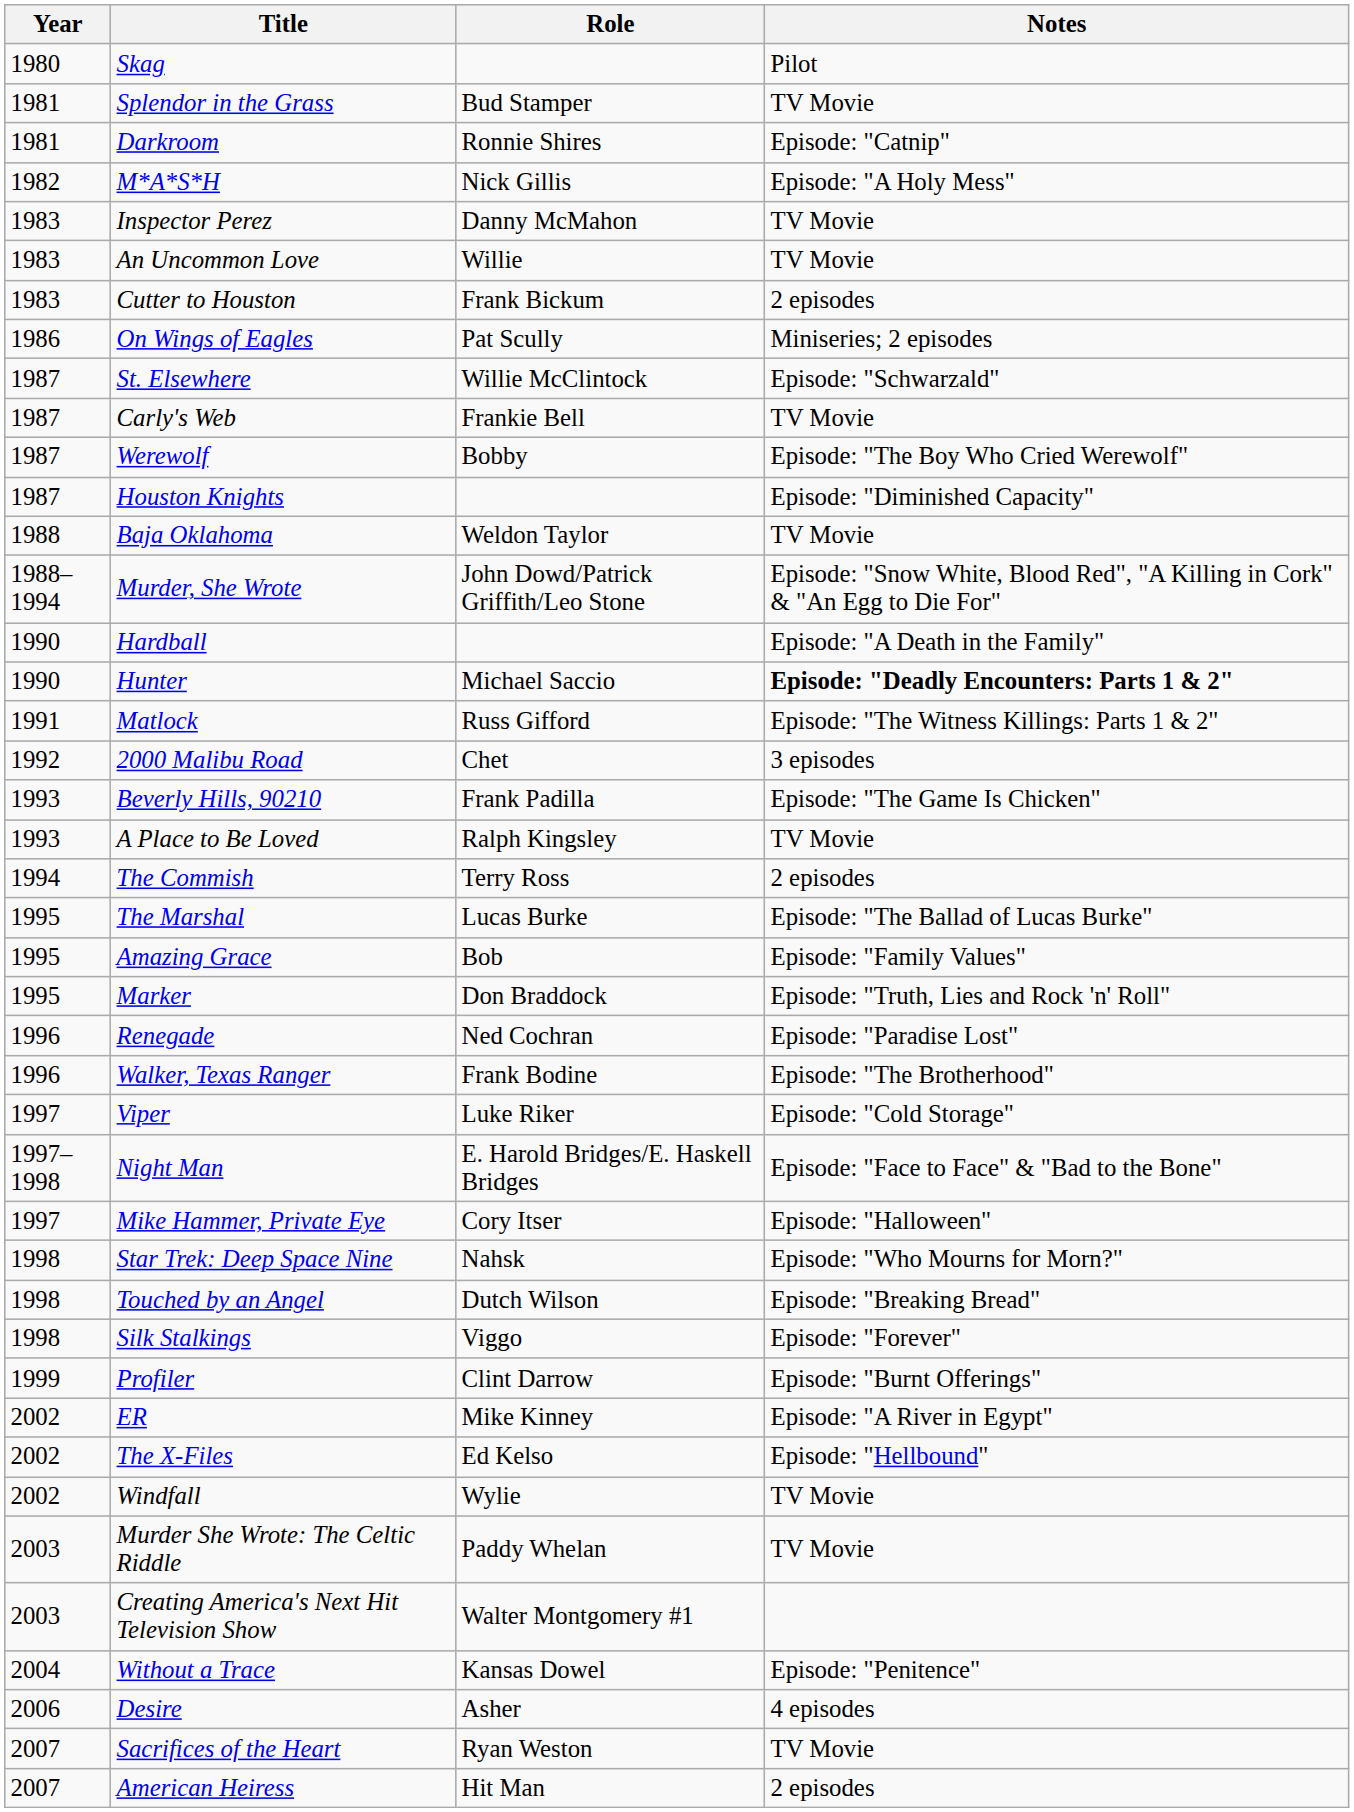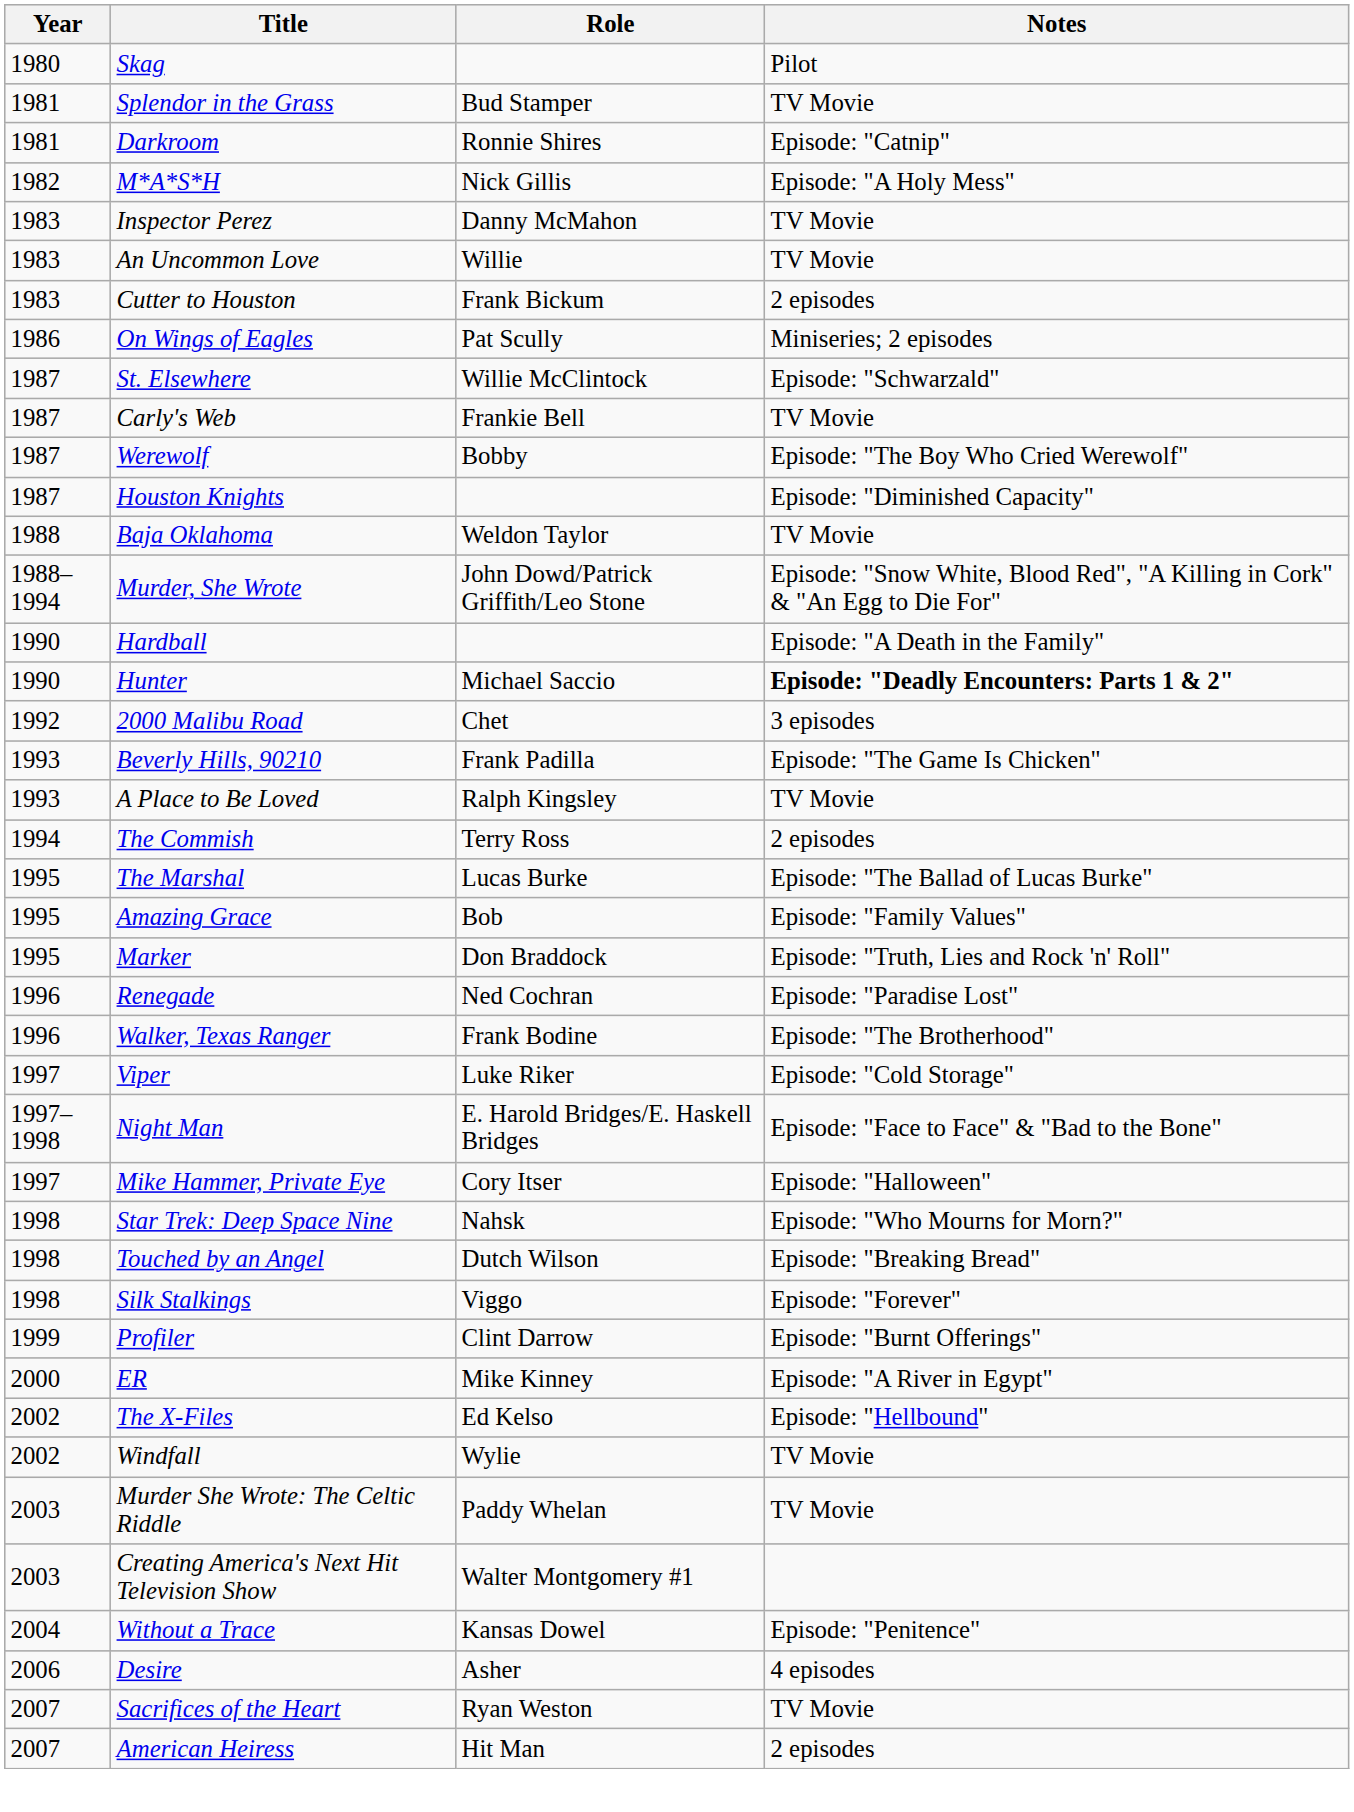- row: (157, 720)
(35, 1417) 2002 -> (35, 1377) 2000
